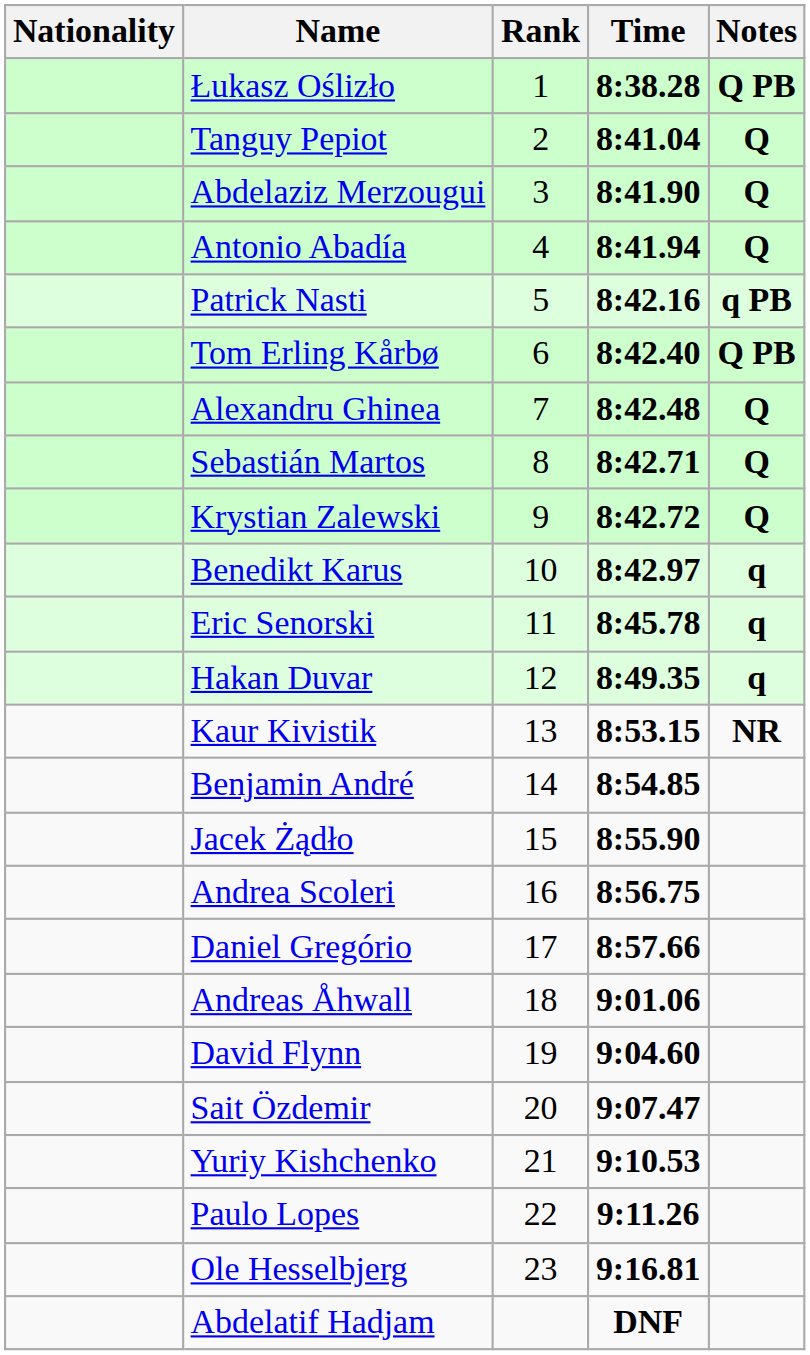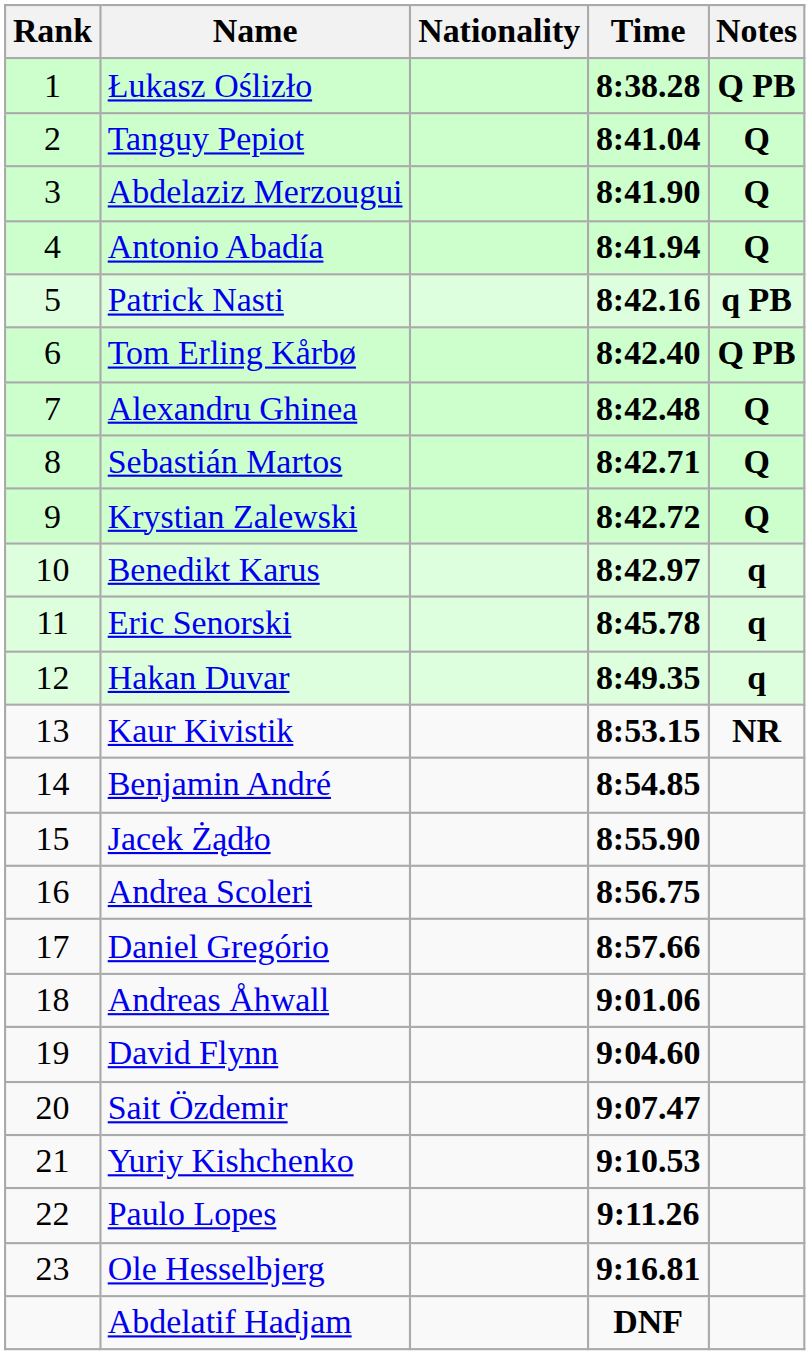columns swapped: (541, 31) <-> (94, 31)
